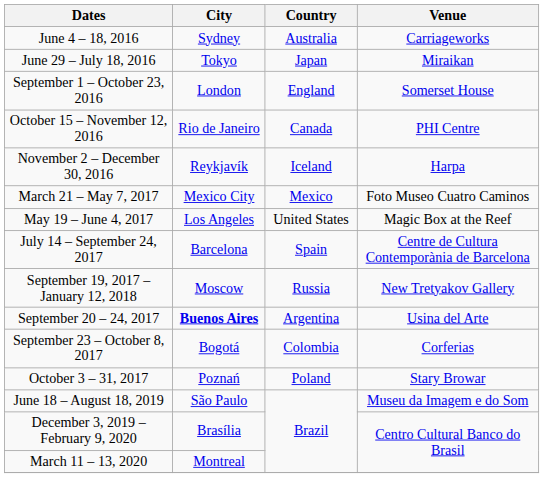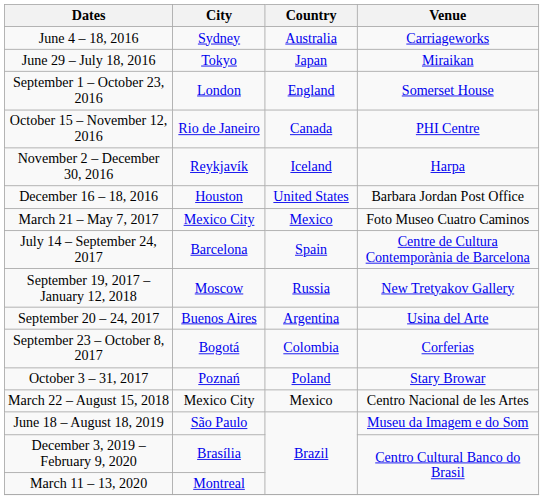+ row: (89, 197)
- row: (89, 219)
(219, 318) bold -> (219, 318) normal
+ row: (89, 400)
